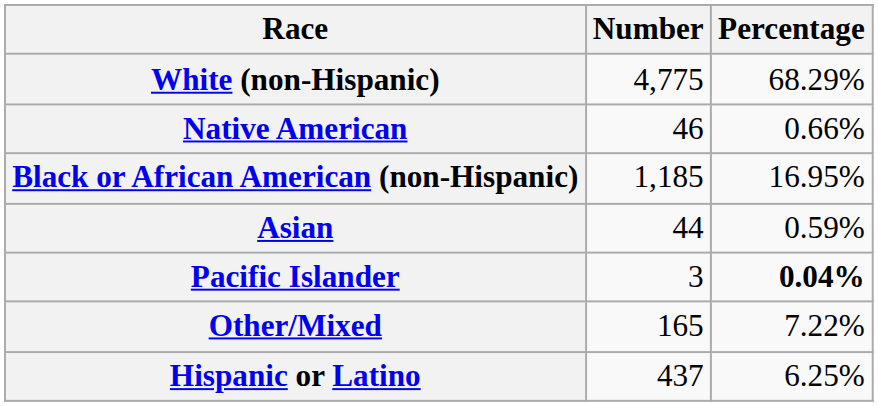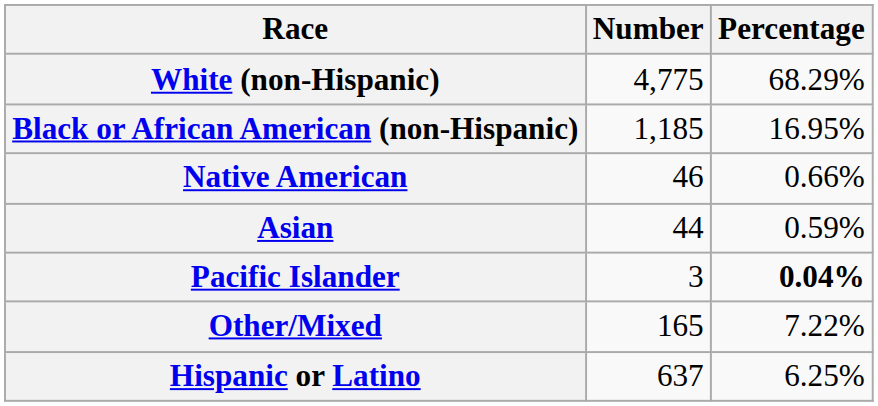rows swapped: (295, 177) <-> (295, 128)
(680, 375) 437 -> (680, 375) 637
